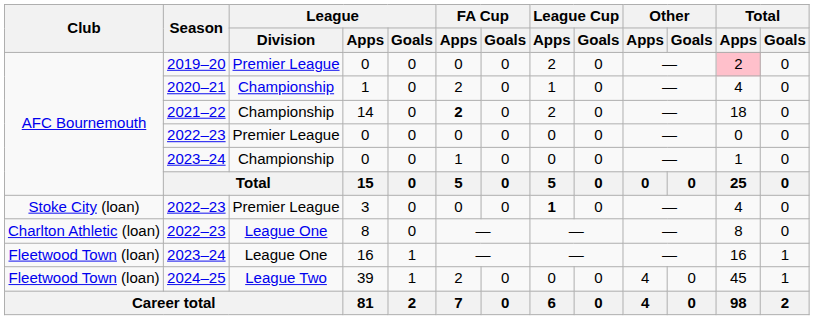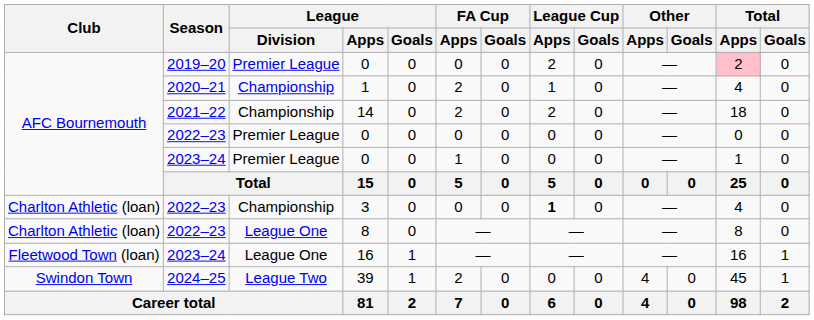(459, 111) bold -> (459, 111) normal
(286, 159) Championship -> (286, 159) Premier League
(84, 207) Stoke City (loan) -> (84, 207) Charlton Athletic (loan)
(286, 207) Premier League -> (286, 207) Championship
(84, 278) Fleetwood Town (loan) -> (84, 278) Swindon Town
